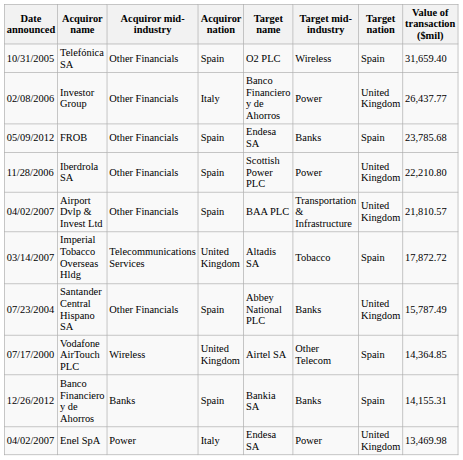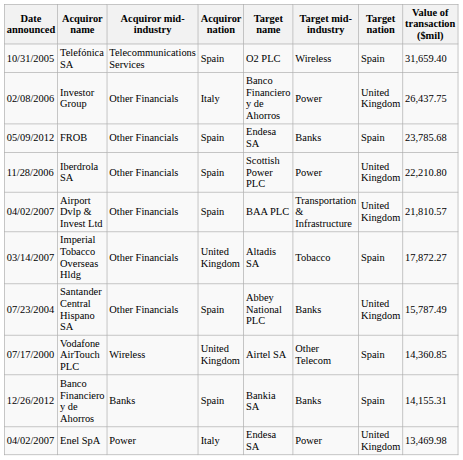(144, 58) Other Financials -> (153, 58) Telecommunications Services
(426, 98) 26,437.77 -> (426, 98) 26,437.75
(153, 257) Telecommunications Services -> (144, 257) Other Financials
(426, 257) 17,872.72 -> (426, 257) 17,872.27
(426, 355) 14,364.85 -> (426, 355) 14,360.85
